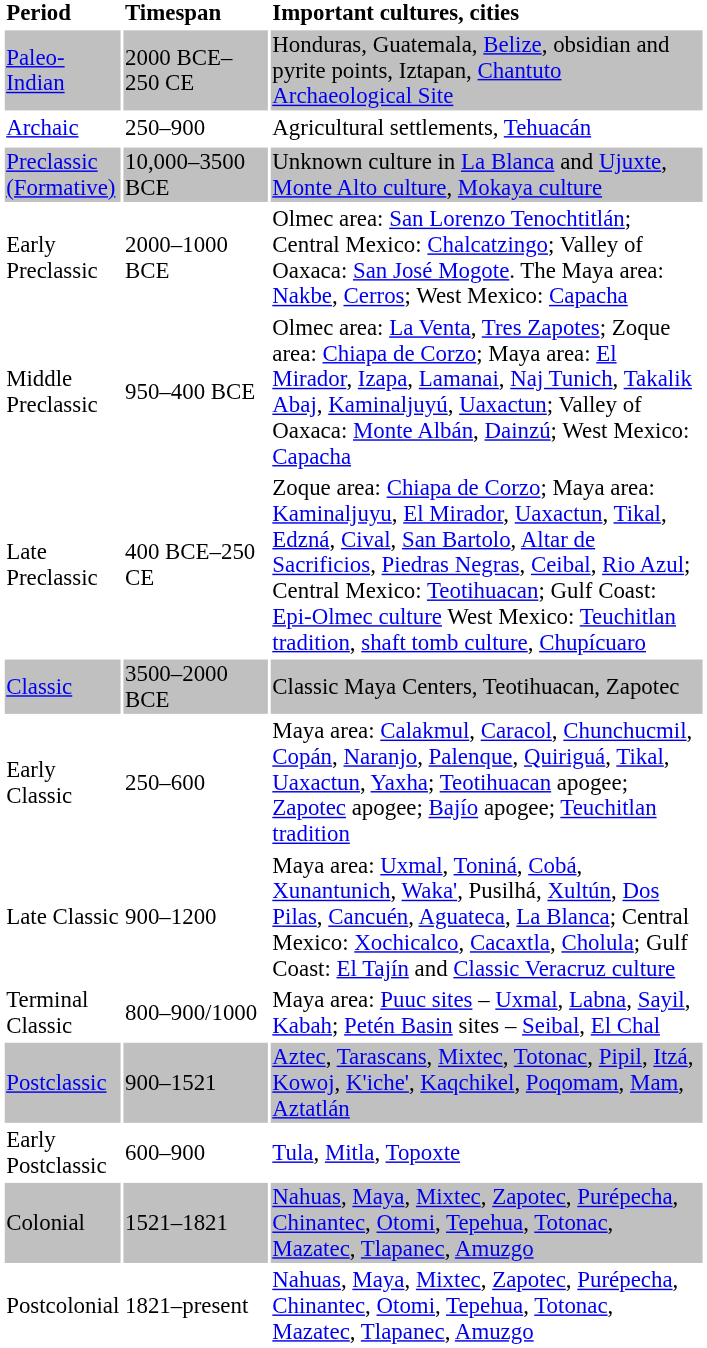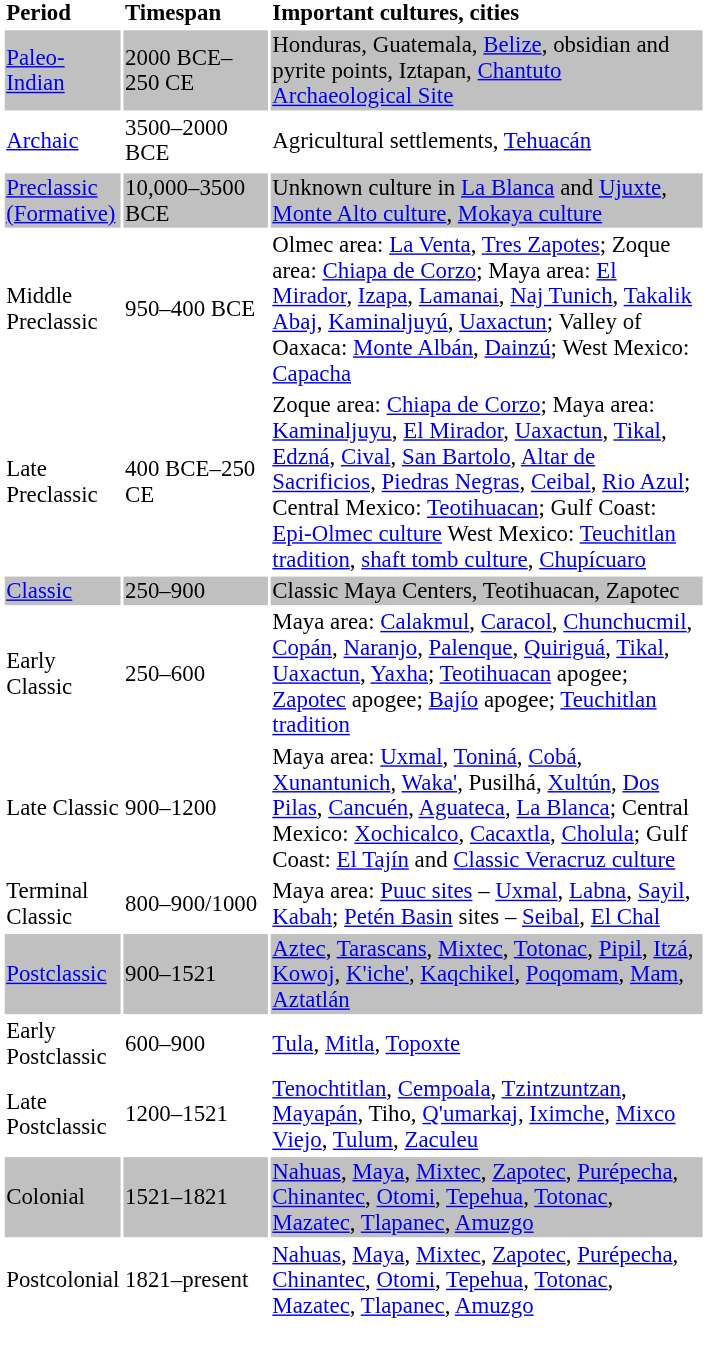(165, 127) 250–900 -> (176, 140) 3500–2000 BCE
- row: (52, 257)
(176, 686) 3500–2000 BCE -> (165, 590) 250–900
+ row: (56, 1114)
